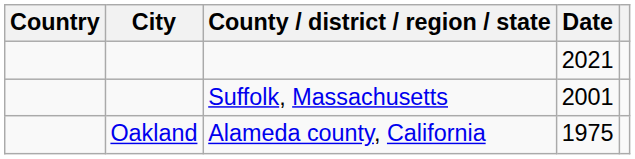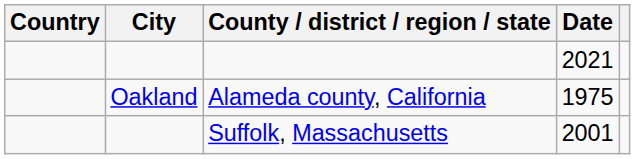rows swapped: (328, 97) <-> (347, 134)
